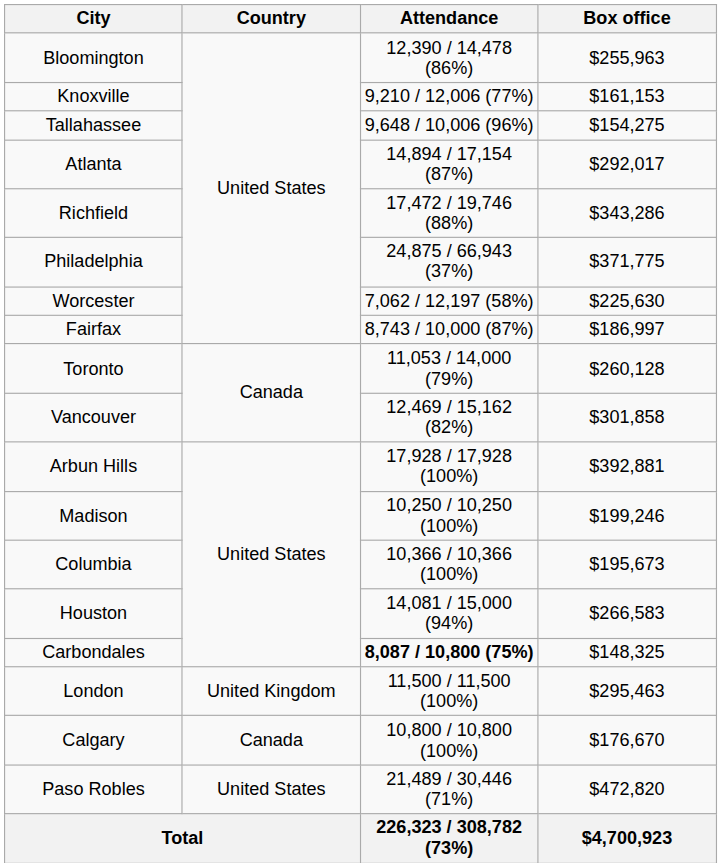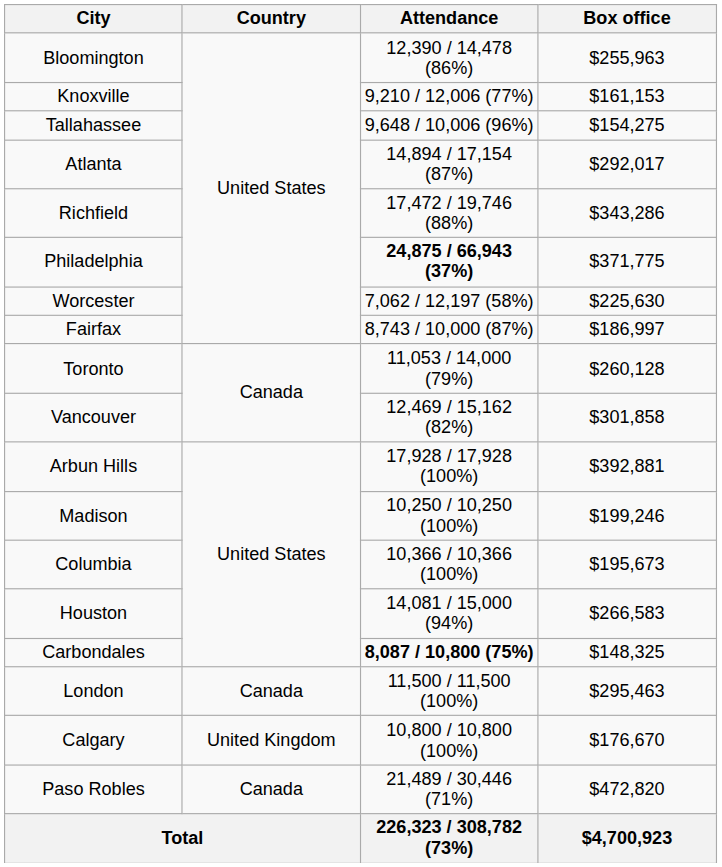(449, 262) normal -> (449, 262) bold
(271, 691) United Kingdom -> (271, 691) Canada
(271, 740) Canada -> (271, 740) United Kingdom
(271, 789) United States -> (271, 789) Canada
